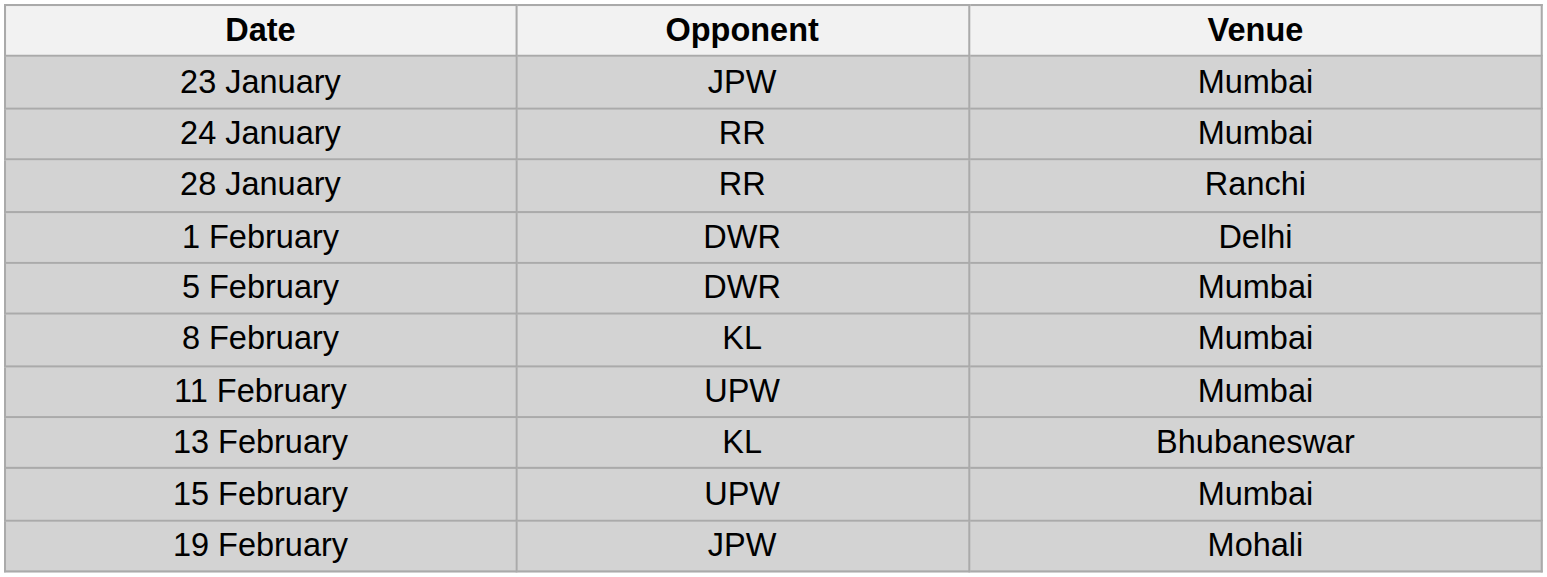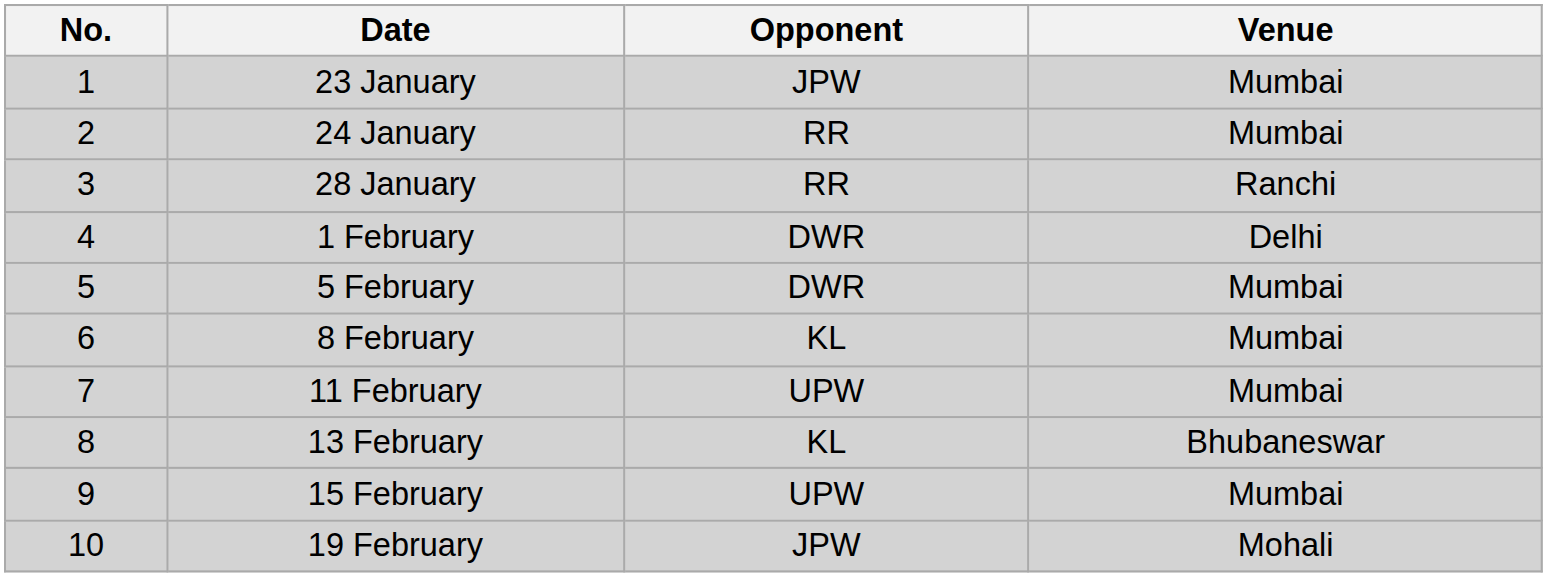+ column: (86, 30)
